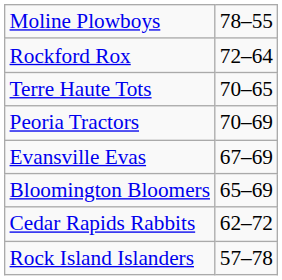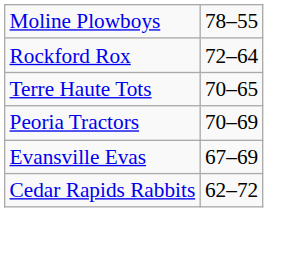- row: (110, 190)
- row: (102, 257)
